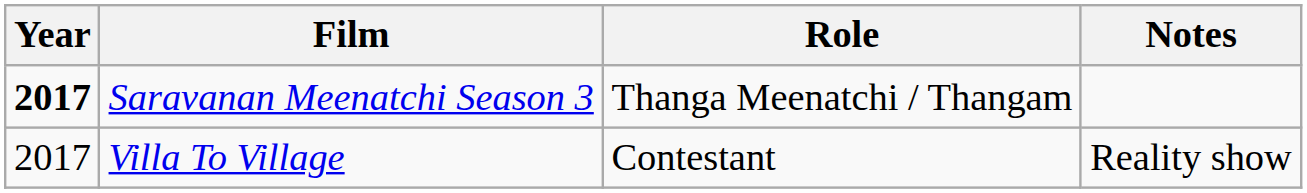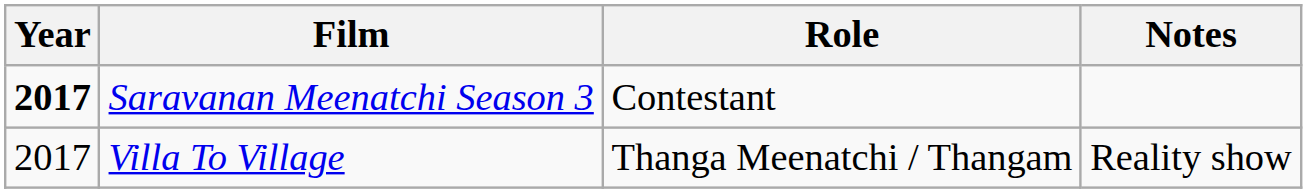(842, 95) Thanga Meenatchi / Thangam -> (694, 95) Contestant
(694, 156) Contestant -> (842, 156) Thanga Meenatchi / Thangam
